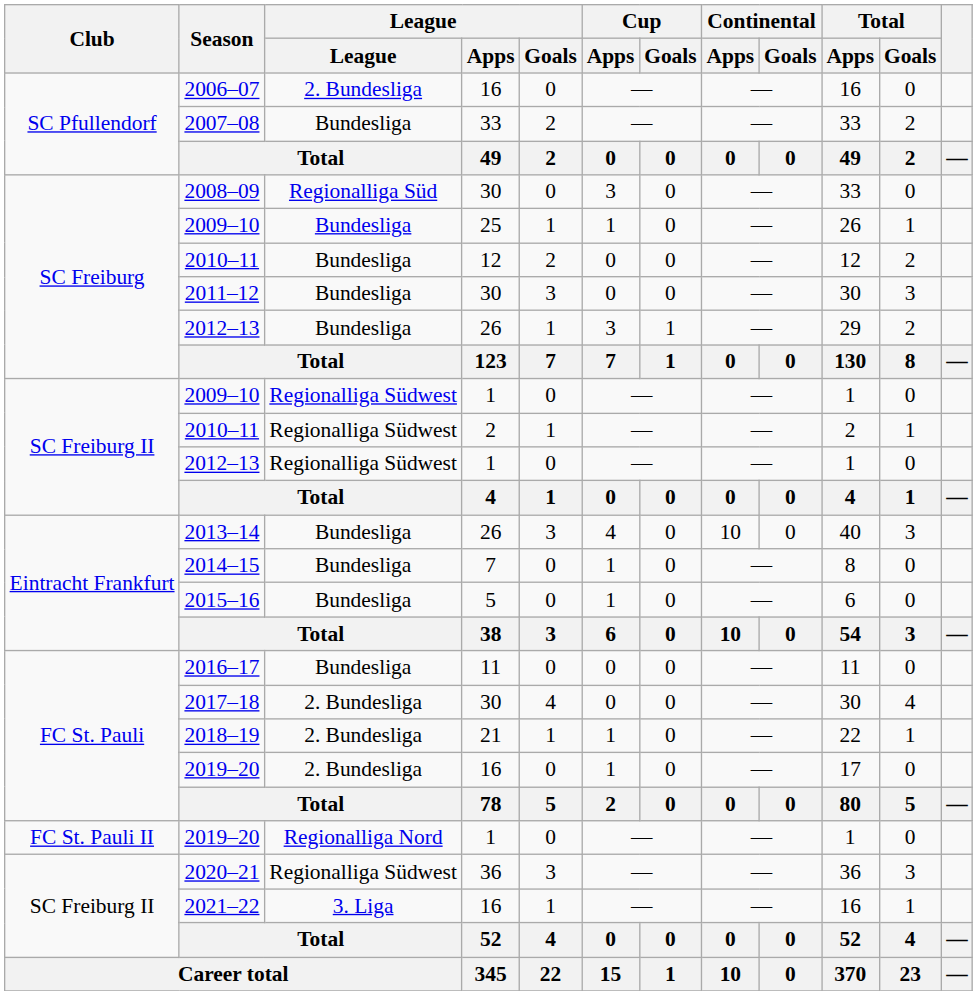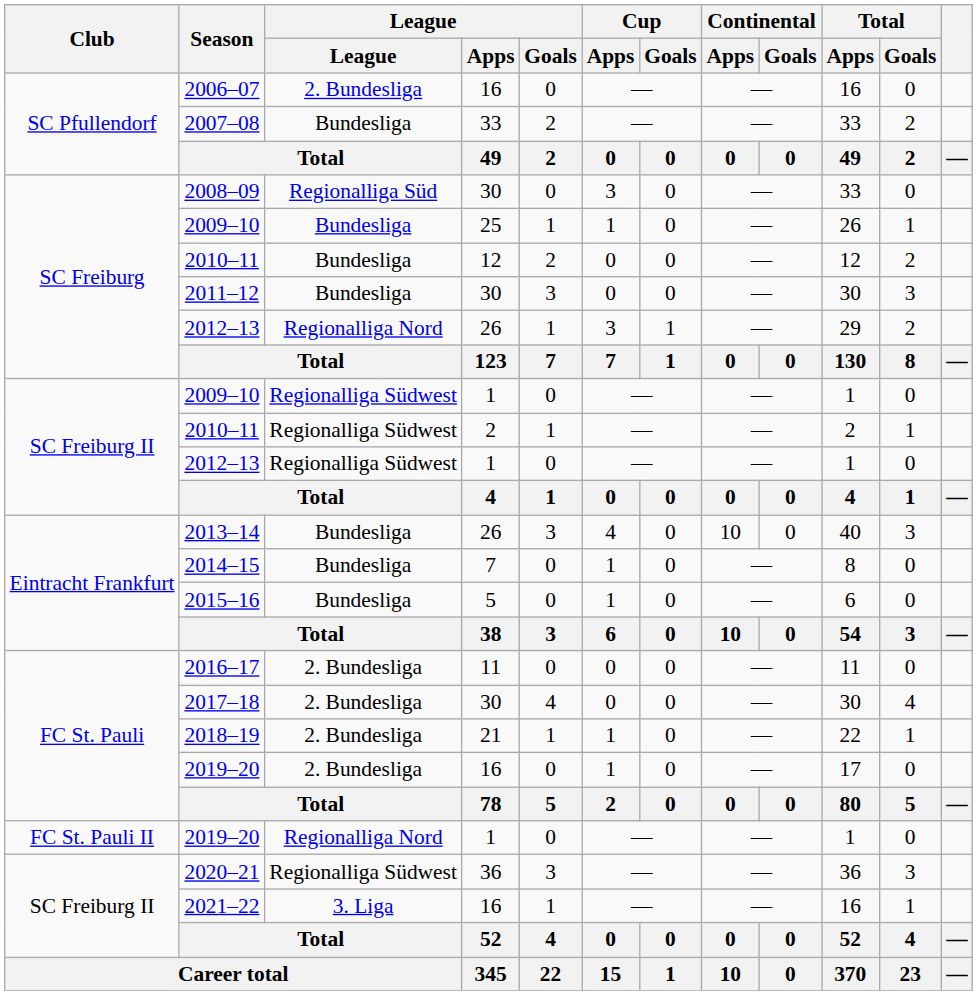(363, 327) Bundesliga -> (363, 327) Regionalliga Nord
(363, 667) Bundesliga -> (363, 667) 2. Bundesliga
